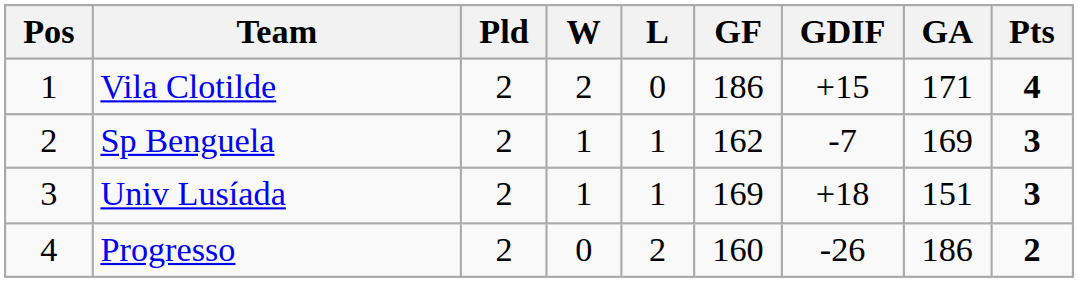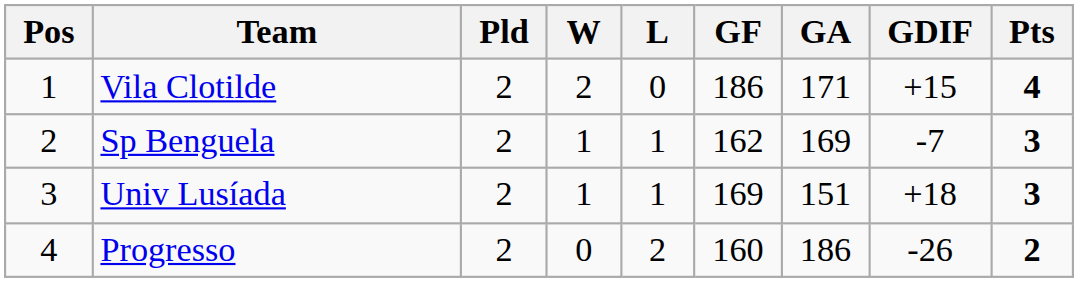columns swapped: (947, 31) <-> (843, 31)
